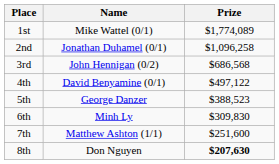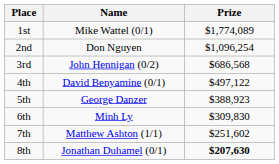(114, 47) Jonathan Duhamel (0/1) -> (114, 47) Don Nguyen
(229, 47) $1,096,258 -> (229, 47) $1,096,254
(229, 99) $388,523 -> (229, 99) $388,923
(229, 133) $251,600 -> (229, 133) $251,602
(114, 151) Don Nguyen -> (114, 151) Jonathan Duhamel (0/1)
